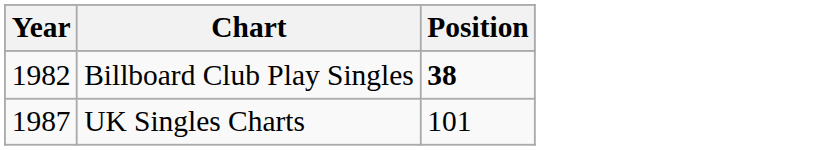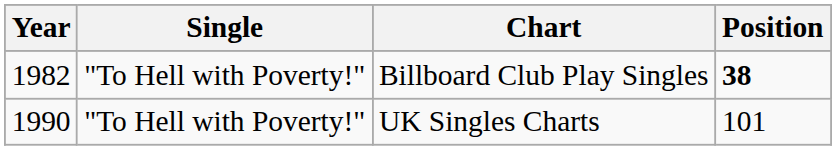+ column: (225, 27)
(41, 121) 1987 -> (41, 121) 1990
